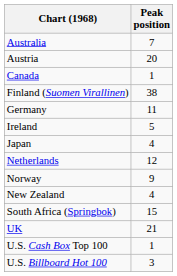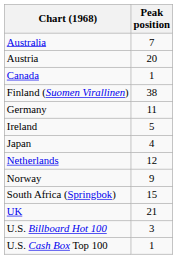- row: (36, 195)
rows swapped: (57, 263) <-> (57, 246)
